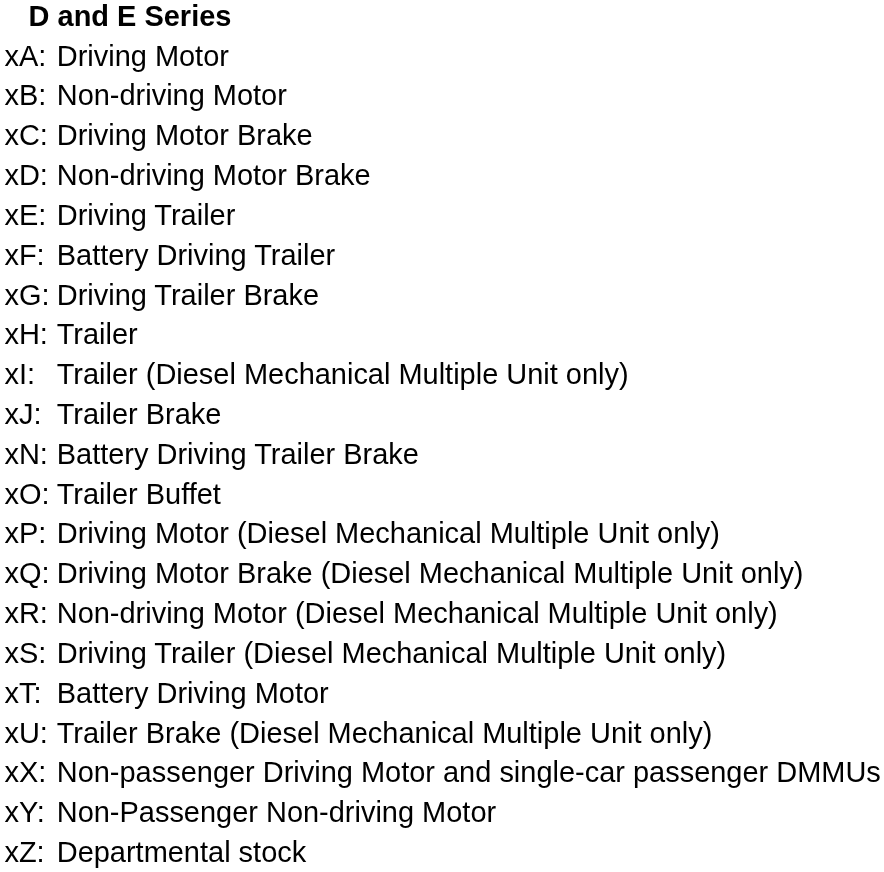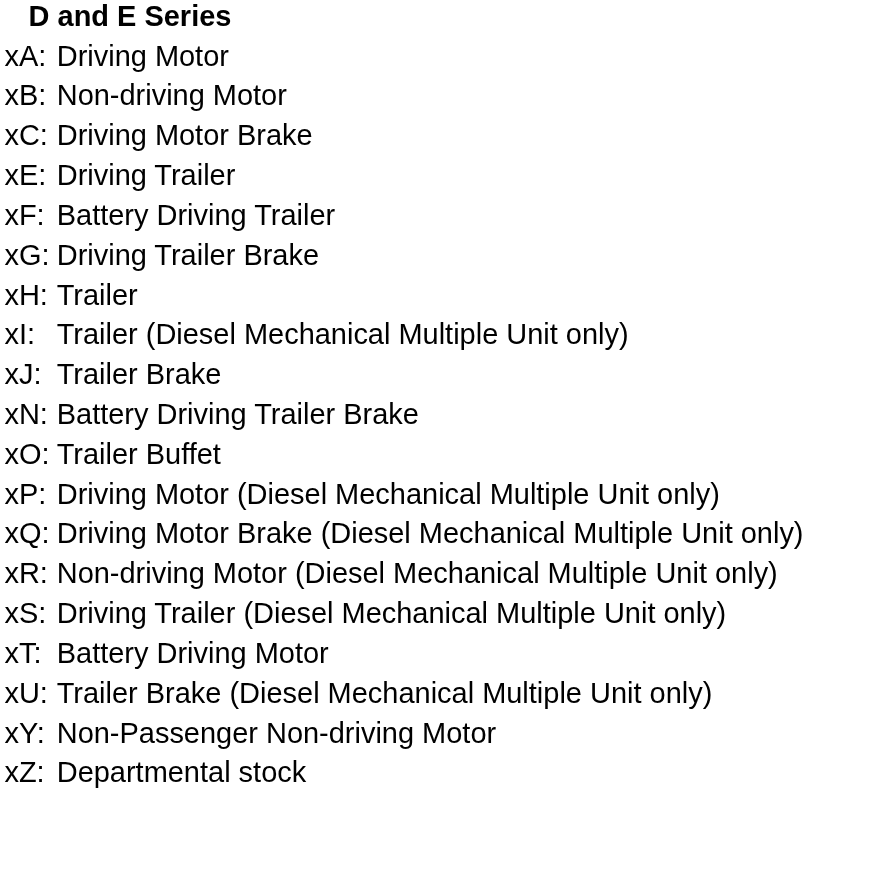- row: (26, 175)
- row: (25, 772)
